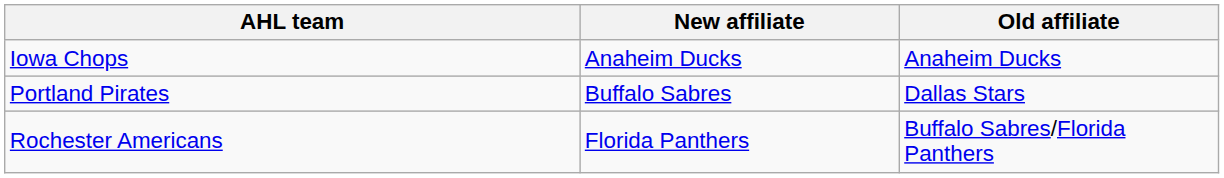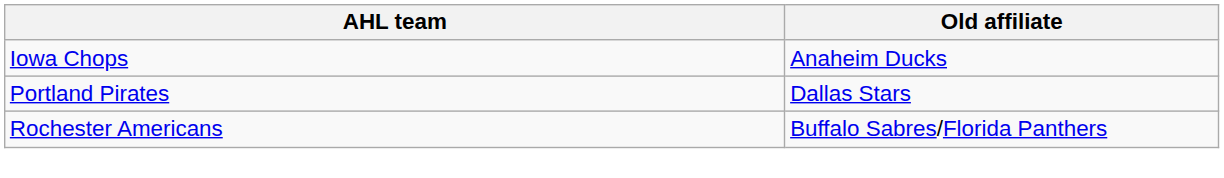- column: (739, 22)
